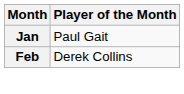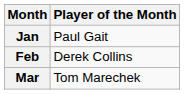+ row: (27, 78)
